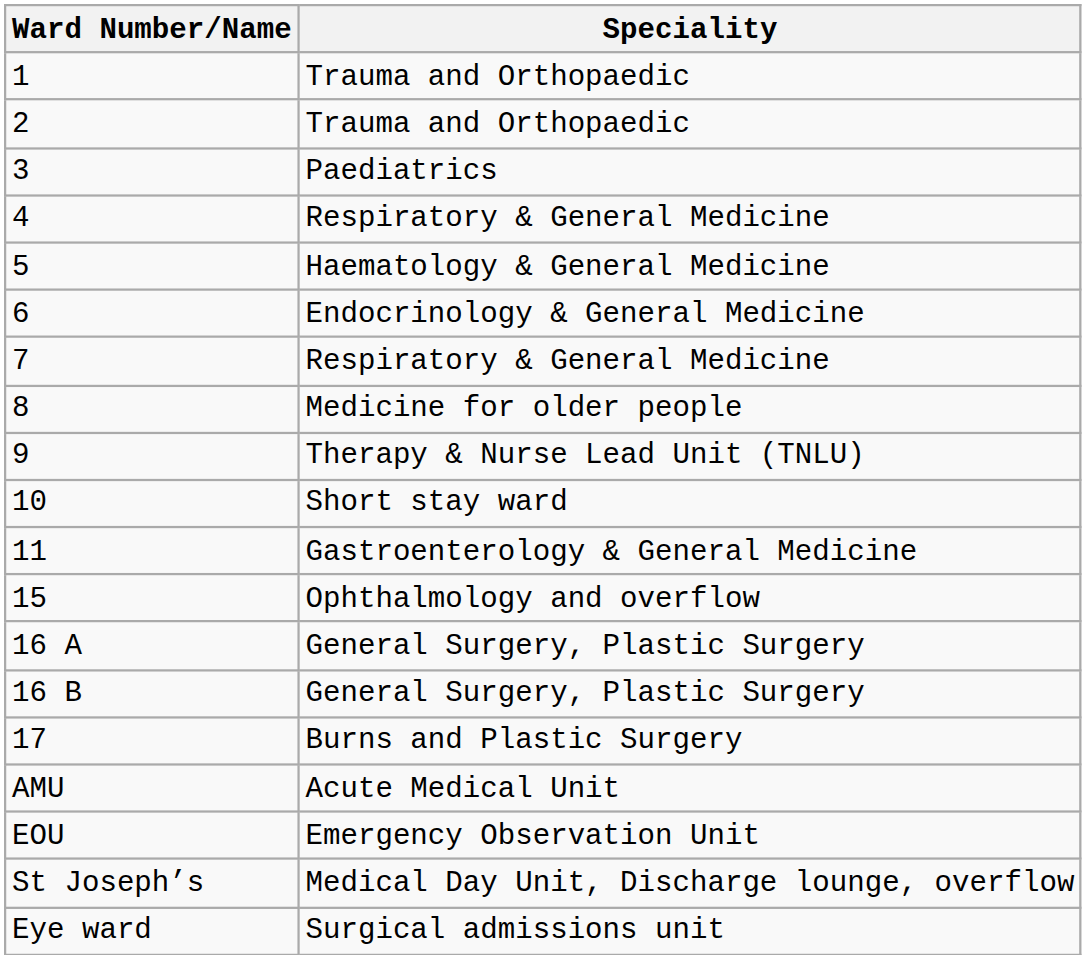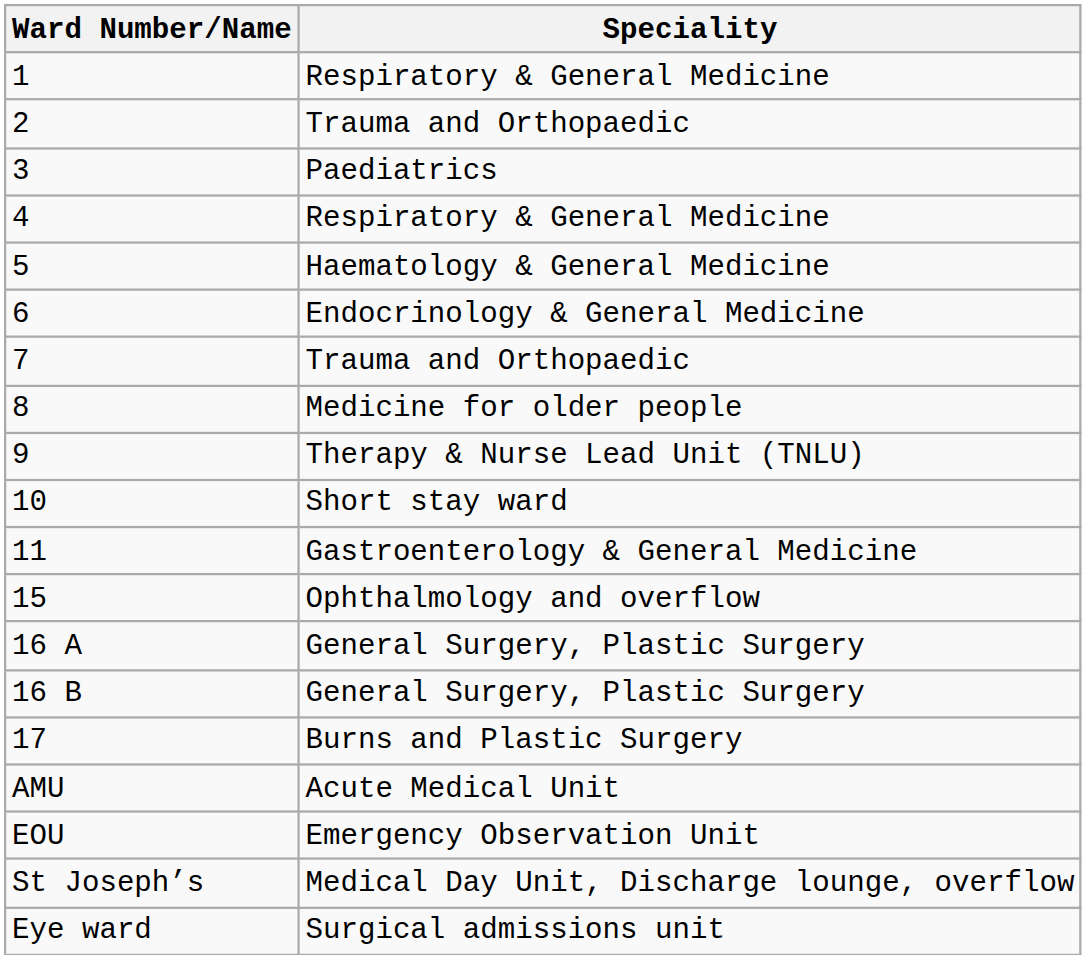(498, 76) Trauma and Orthopaedic -> (568, 76) Respiratory & General Medicine
(568, 361) Respiratory & General Medicine -> (498, 361) Trauma and Orthopaedic
